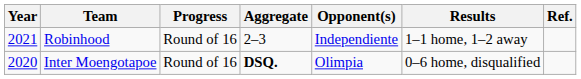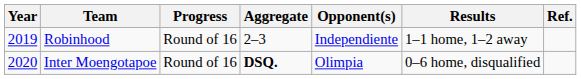(23, 39) 2021 -> (23, 39) 2019
